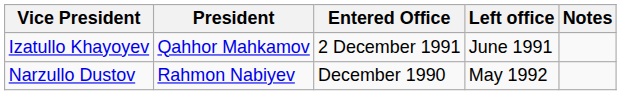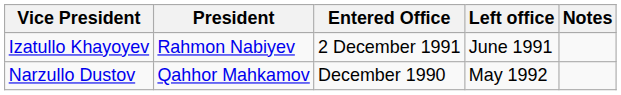(234, 47) Qahhor Mahkamov -> (226, 47) Rahmon Nabiyev
(226, 75) Rahmon Nabiyev -> (234, 75) Qahhor Mahkamov
